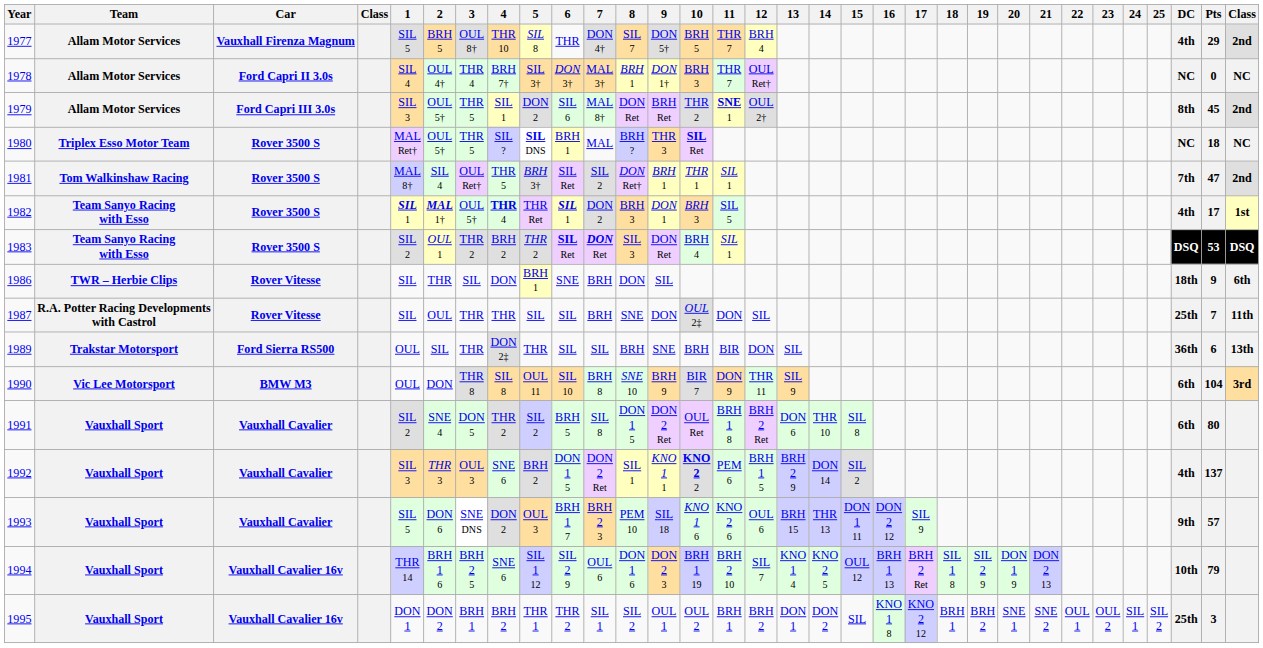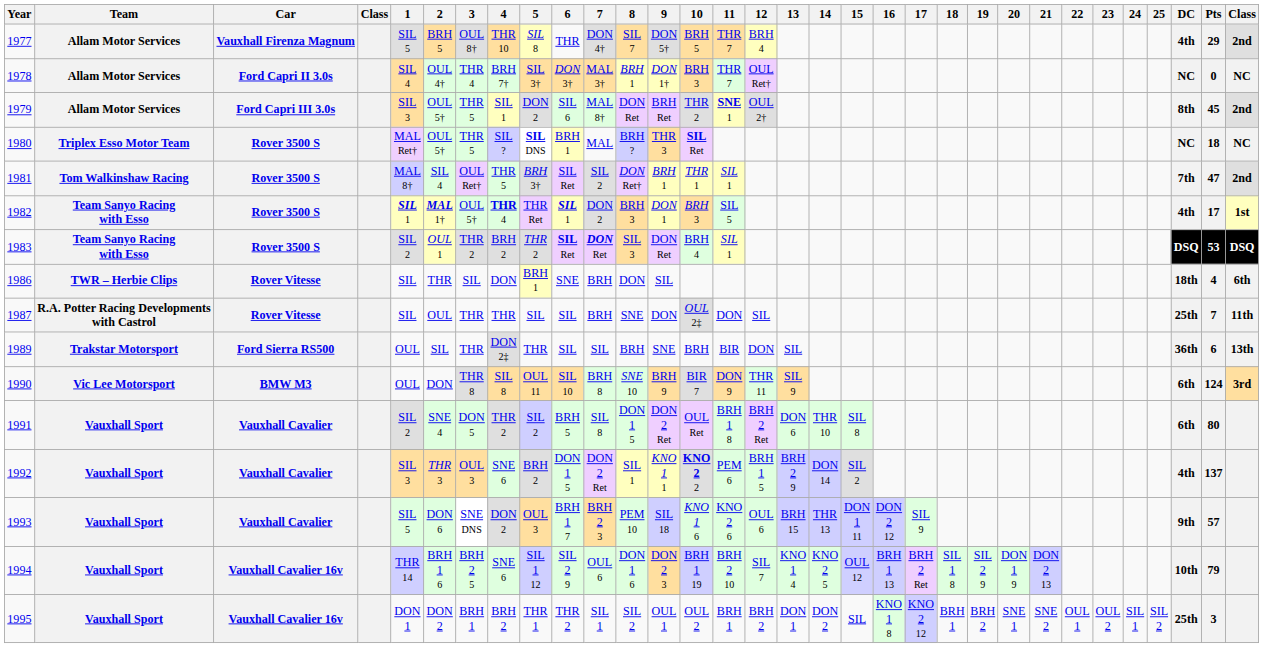(1213, 280) 9 -> (1213, 280) 4
(1213, 383) 104 -> (1213, 383) 124
